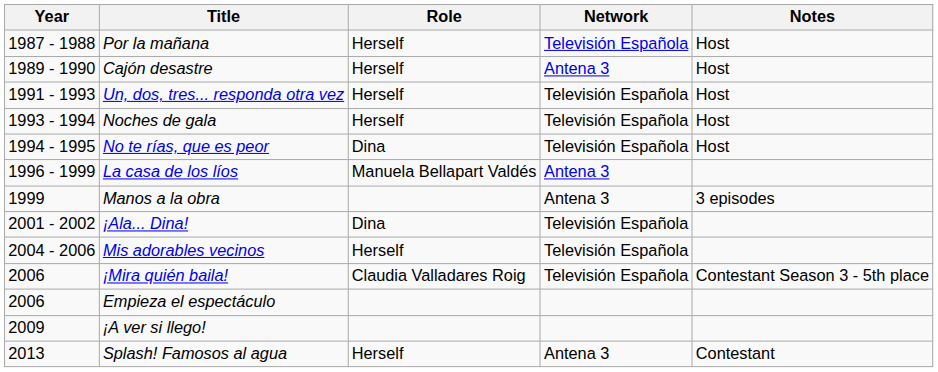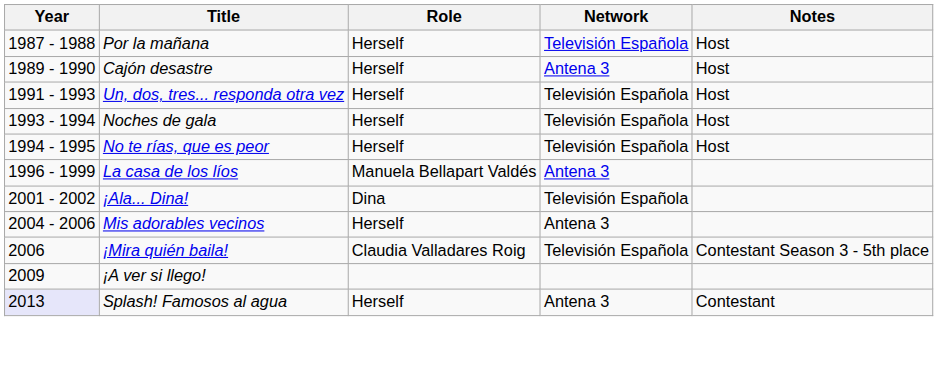(369, 146) Dina -> (378, 146) Herself
- row: (161, 198)
(616, 250) Televisión Española -> (577, 224) Antena 3
- row: (189, 302)
(26, 353) no background -> (26, 302) lavender background
